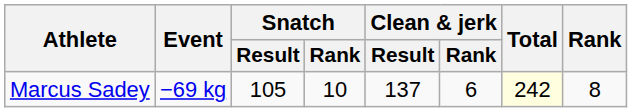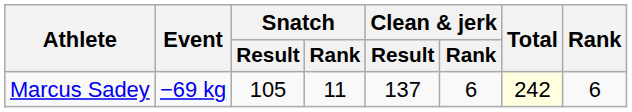(335, 90) 10 -> (335, 90) 11
(595, 90) 8 -> (595, 90) 6
